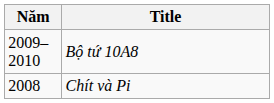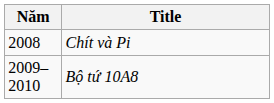rows swapped: (98, 85) <-> (102, 51)
